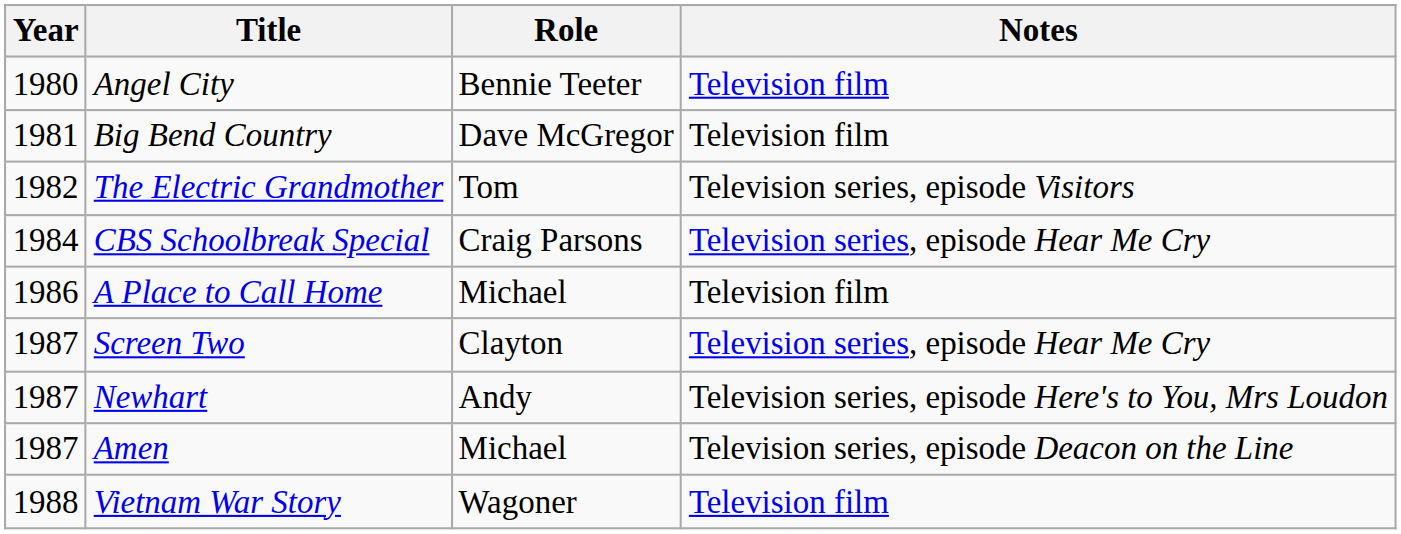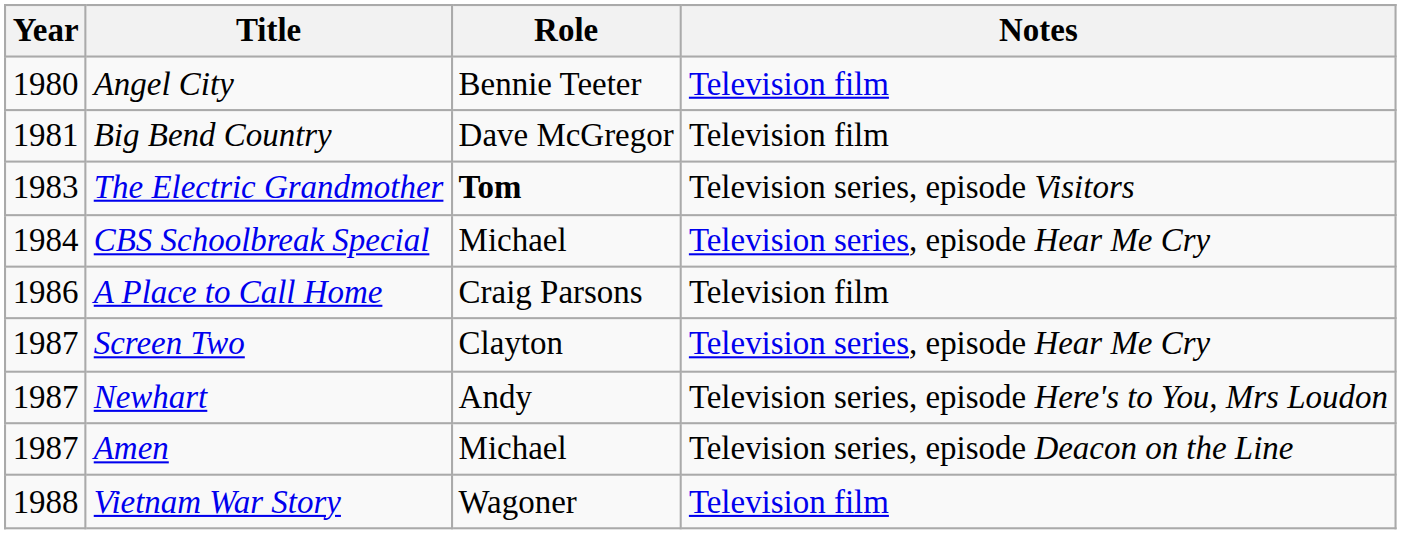(46, 187) 1982 -> (46, 187) 1983
(489, 187) normal -> (490, 187) bold
(551, 239) Craig Parsons -> (513, 239) Michael
(513, 291) Michael -> (551, 291) Craig Parsons
